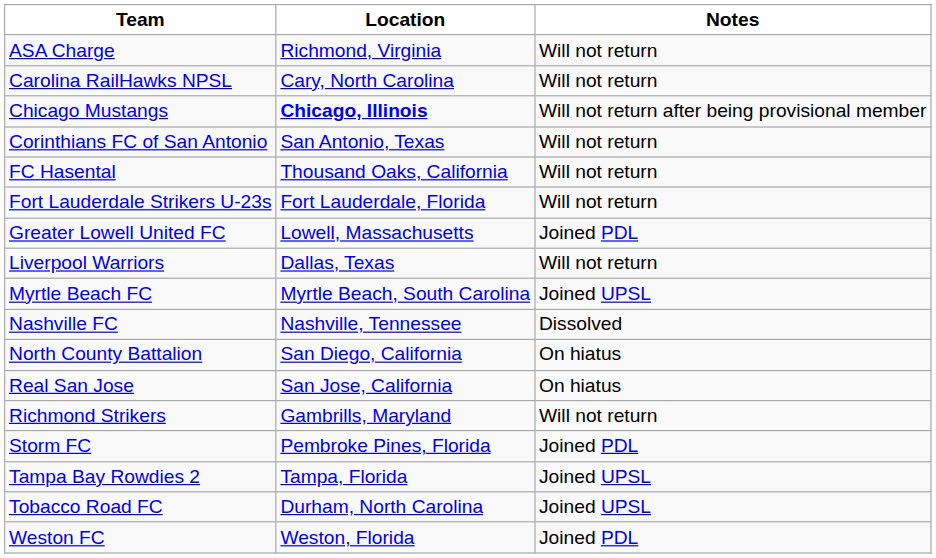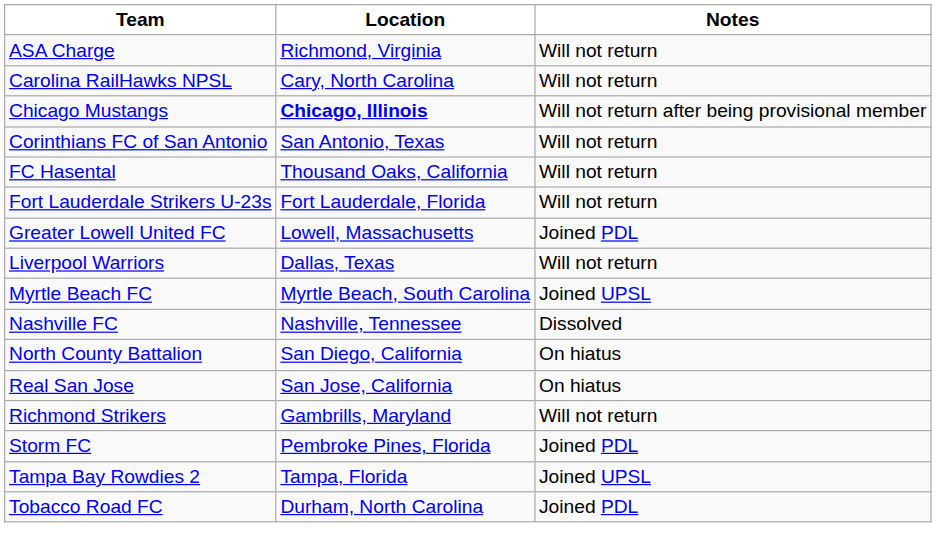(595, 506) Joined UPSL -> (589, 506) Joined PDL
- row: (57, 537)
